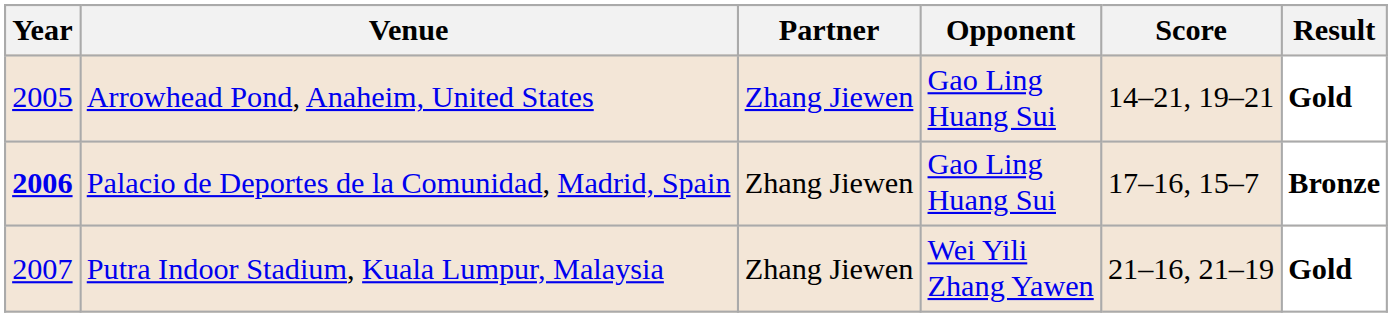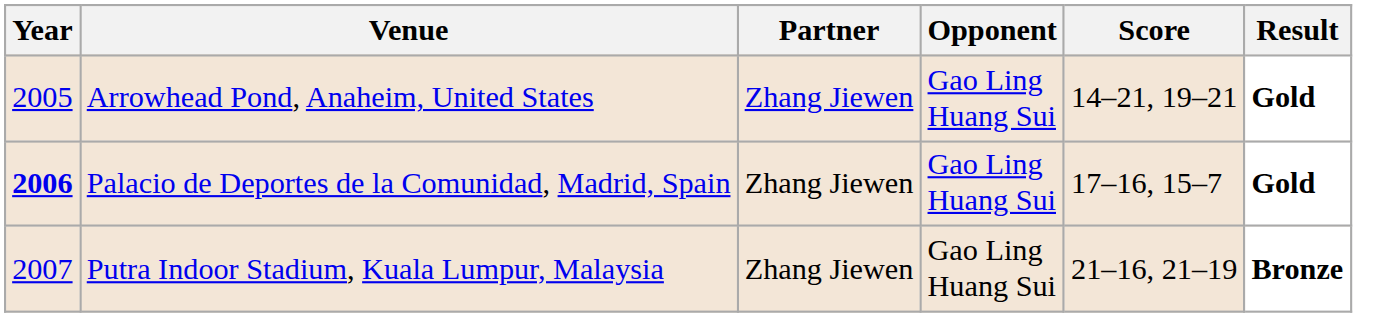(1334, 183) Bronze -> (1283, 183) Gold
(1011, 268) Wei Yili Zhang Yawen -> (992, 268) Gao Ling Huang Sui
(1320, 268) Gold -> (1297, 268) Bronze
